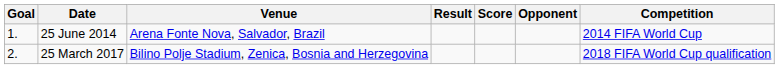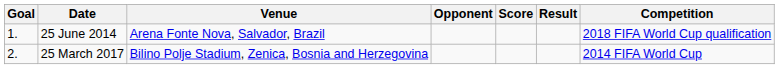columns swapped: (548, 14) <-> (453, 14)
(642, 34) 2014 FIFA World Cup -> (677, 34) 2018 FIFA World Cup qualification
(677, 53) 2018 FIFA World Cup qualification -> (642, 53) 2014 FIFA World Cup
